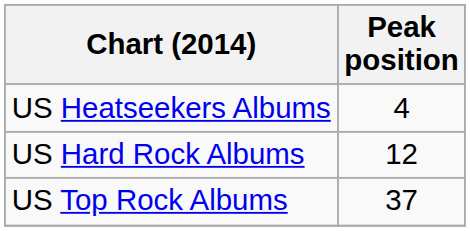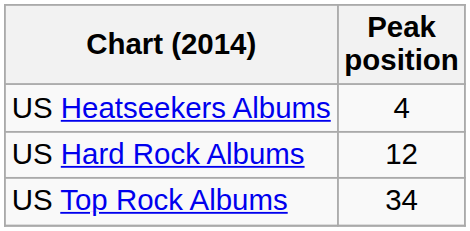(402, 201) 37 -> (402, 201) 34
